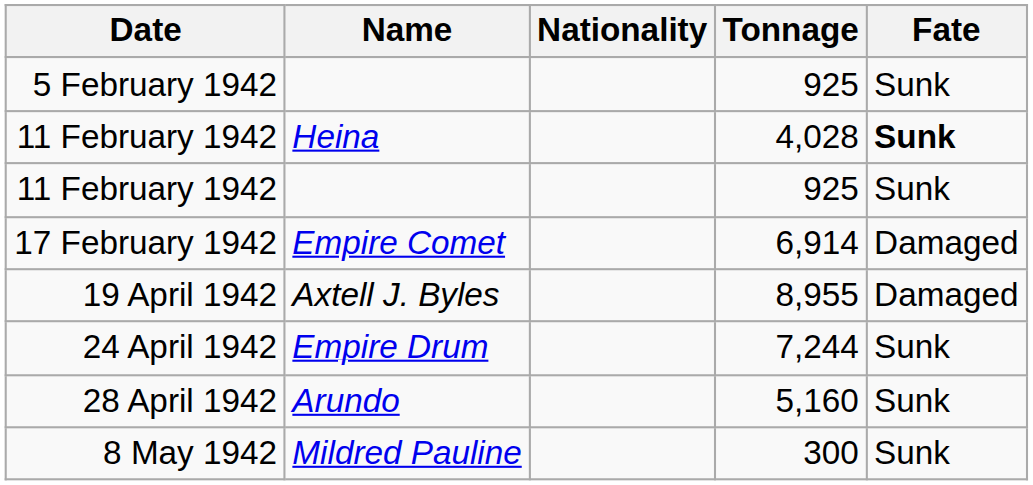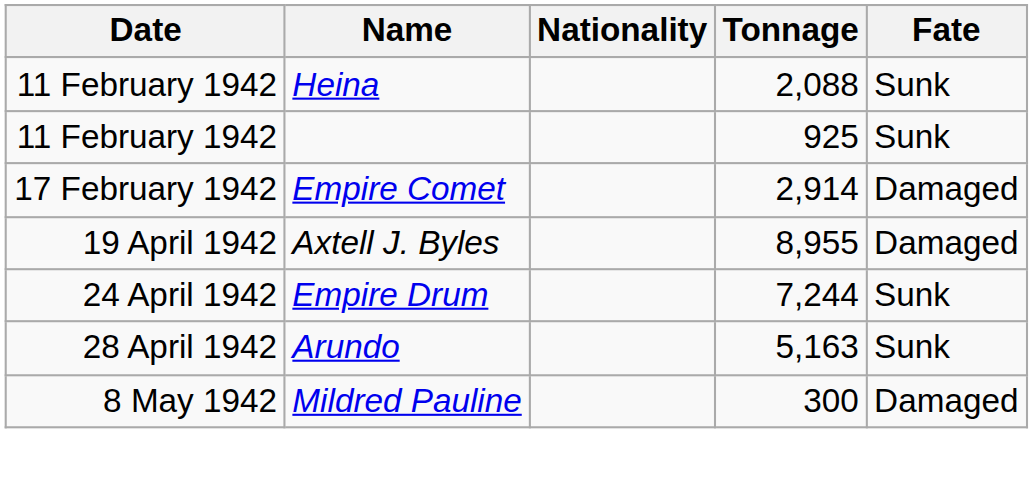- row: (155, 83)
(817, 136) 4,028 -> (817, 83) 2,088
(915, 136) bold -> (912, 83) normal
(817, 242) 6,914 -> (817, 189) 2,914
(817, 400) 5,160 -> (817, 347) 5,163
(912, 453) Sunk -> (946, 400) Damaged
